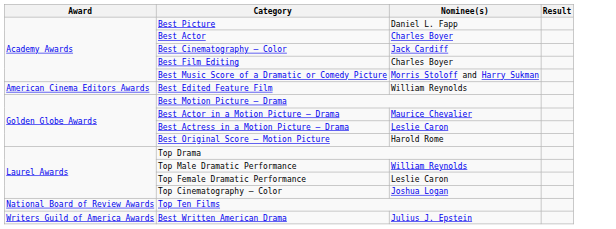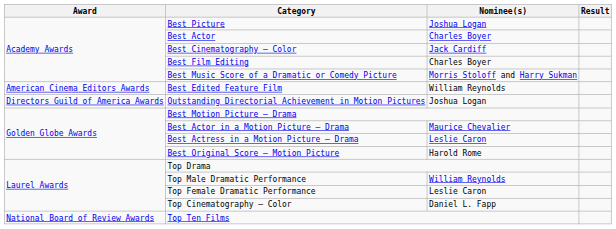(424, 24) Daniel L. Fapp -> (458, 24) Joshua Logan
+ row: (296, 101)
(420, 192) Joshua Logan -> (463, 205) Daniel L. Fapp
- row: (222, 218)
